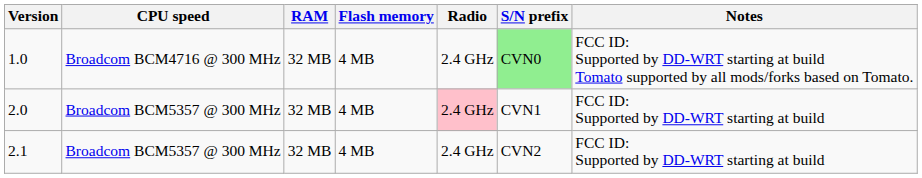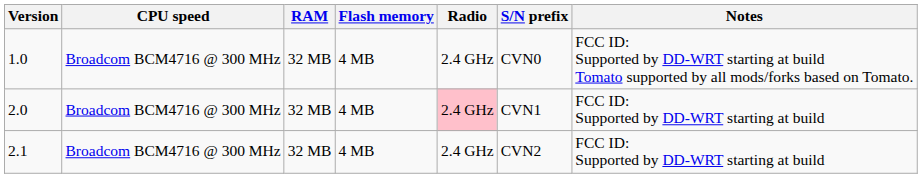(521, 58) lightgreen background -> (521, 58) no background
(173, 109) Broadcom BCM5357 @ 300 MHz -> (173, 109) Broadcom BCM4716 @ 300 MHz
(173, 151) Broadcom BCM5357 @ 300 MHz -> (173, 151) Broadcom BCM4716 @ 300 MHz
